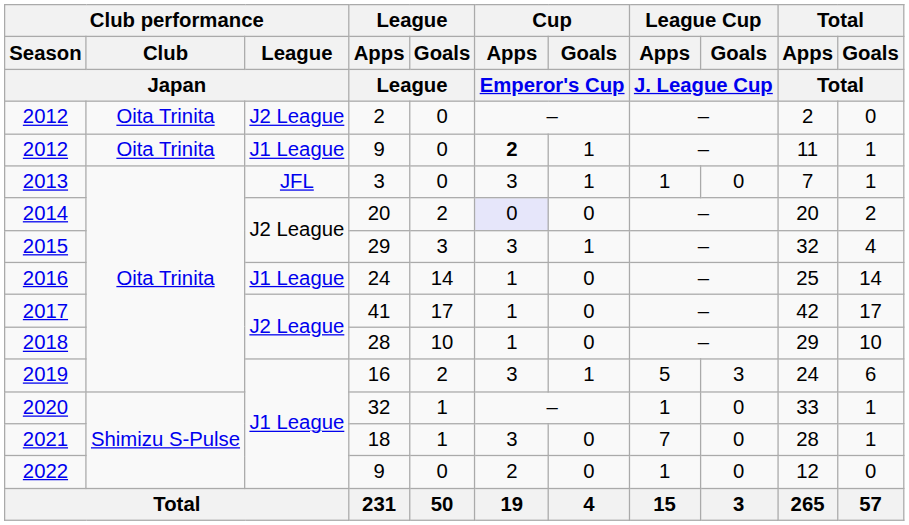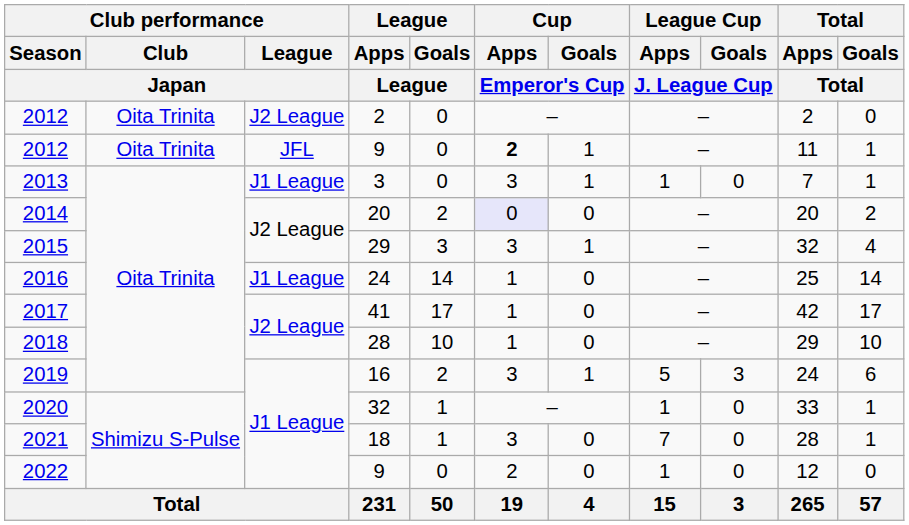(297, 149) J1 League -> (297, 149) JFL
(297, 181) JFL -> (297, 181) J1 League
